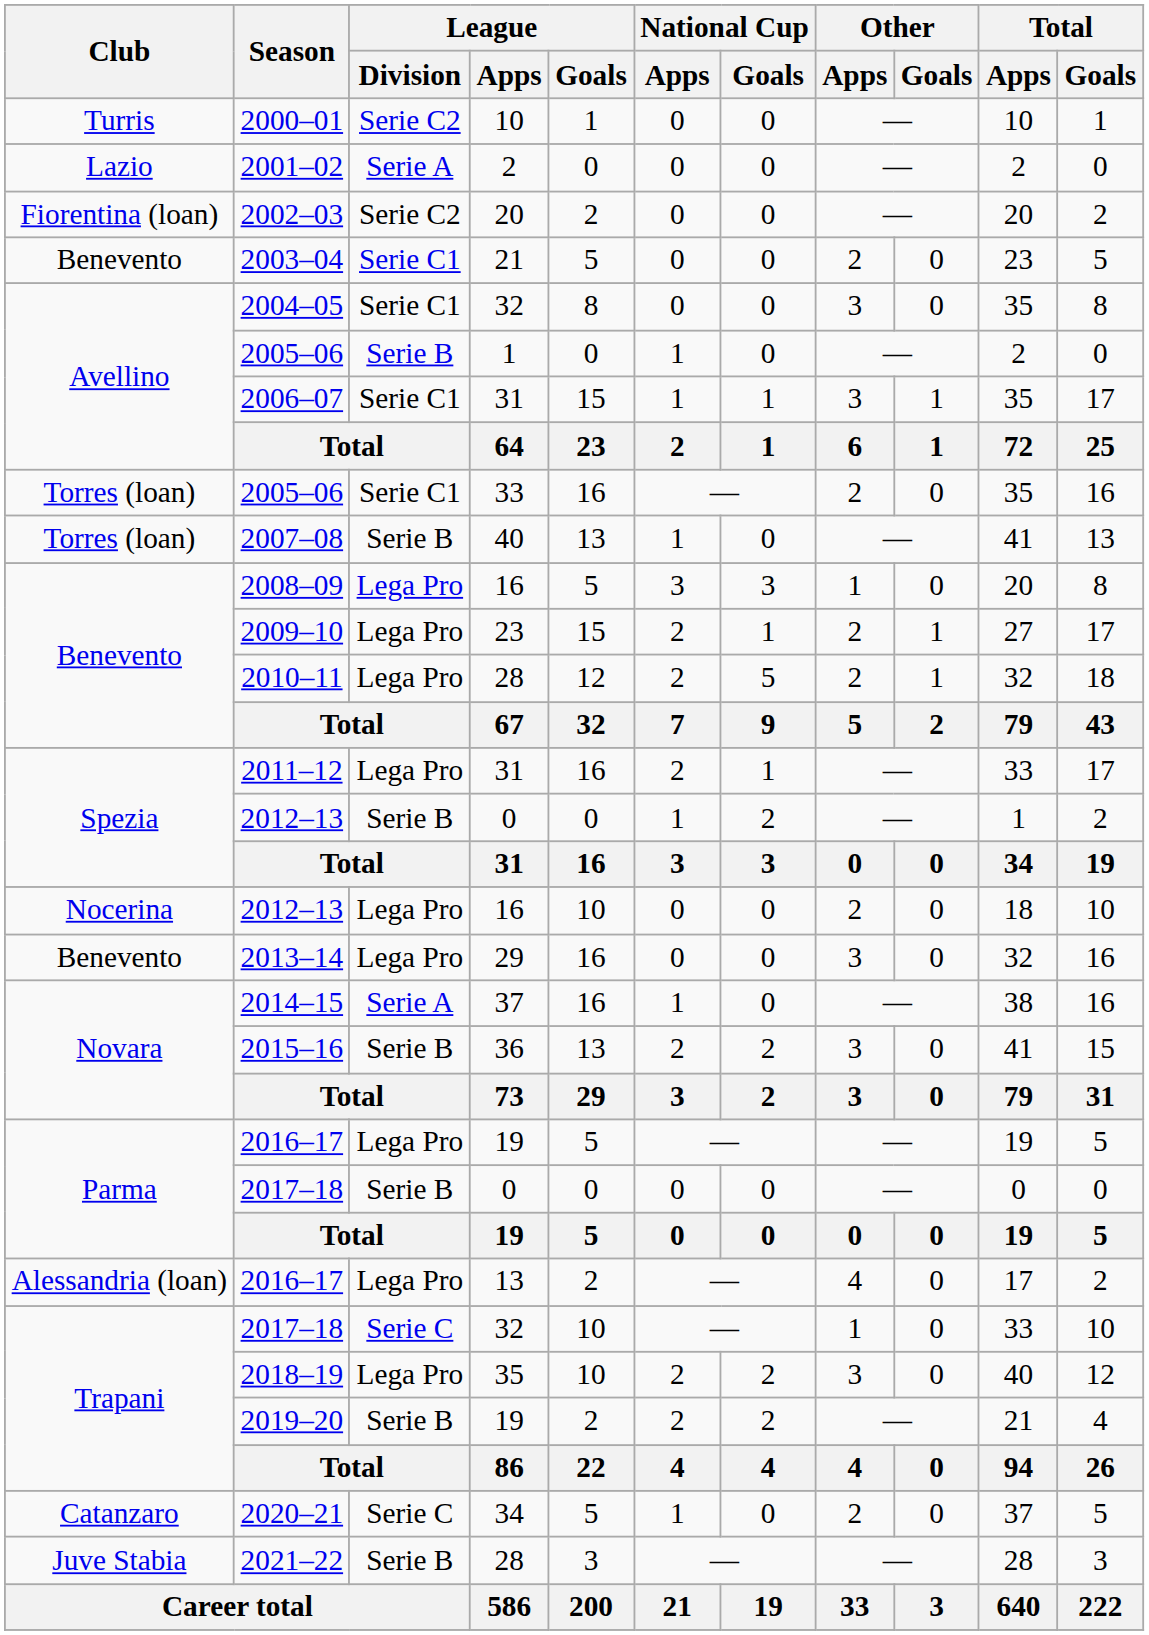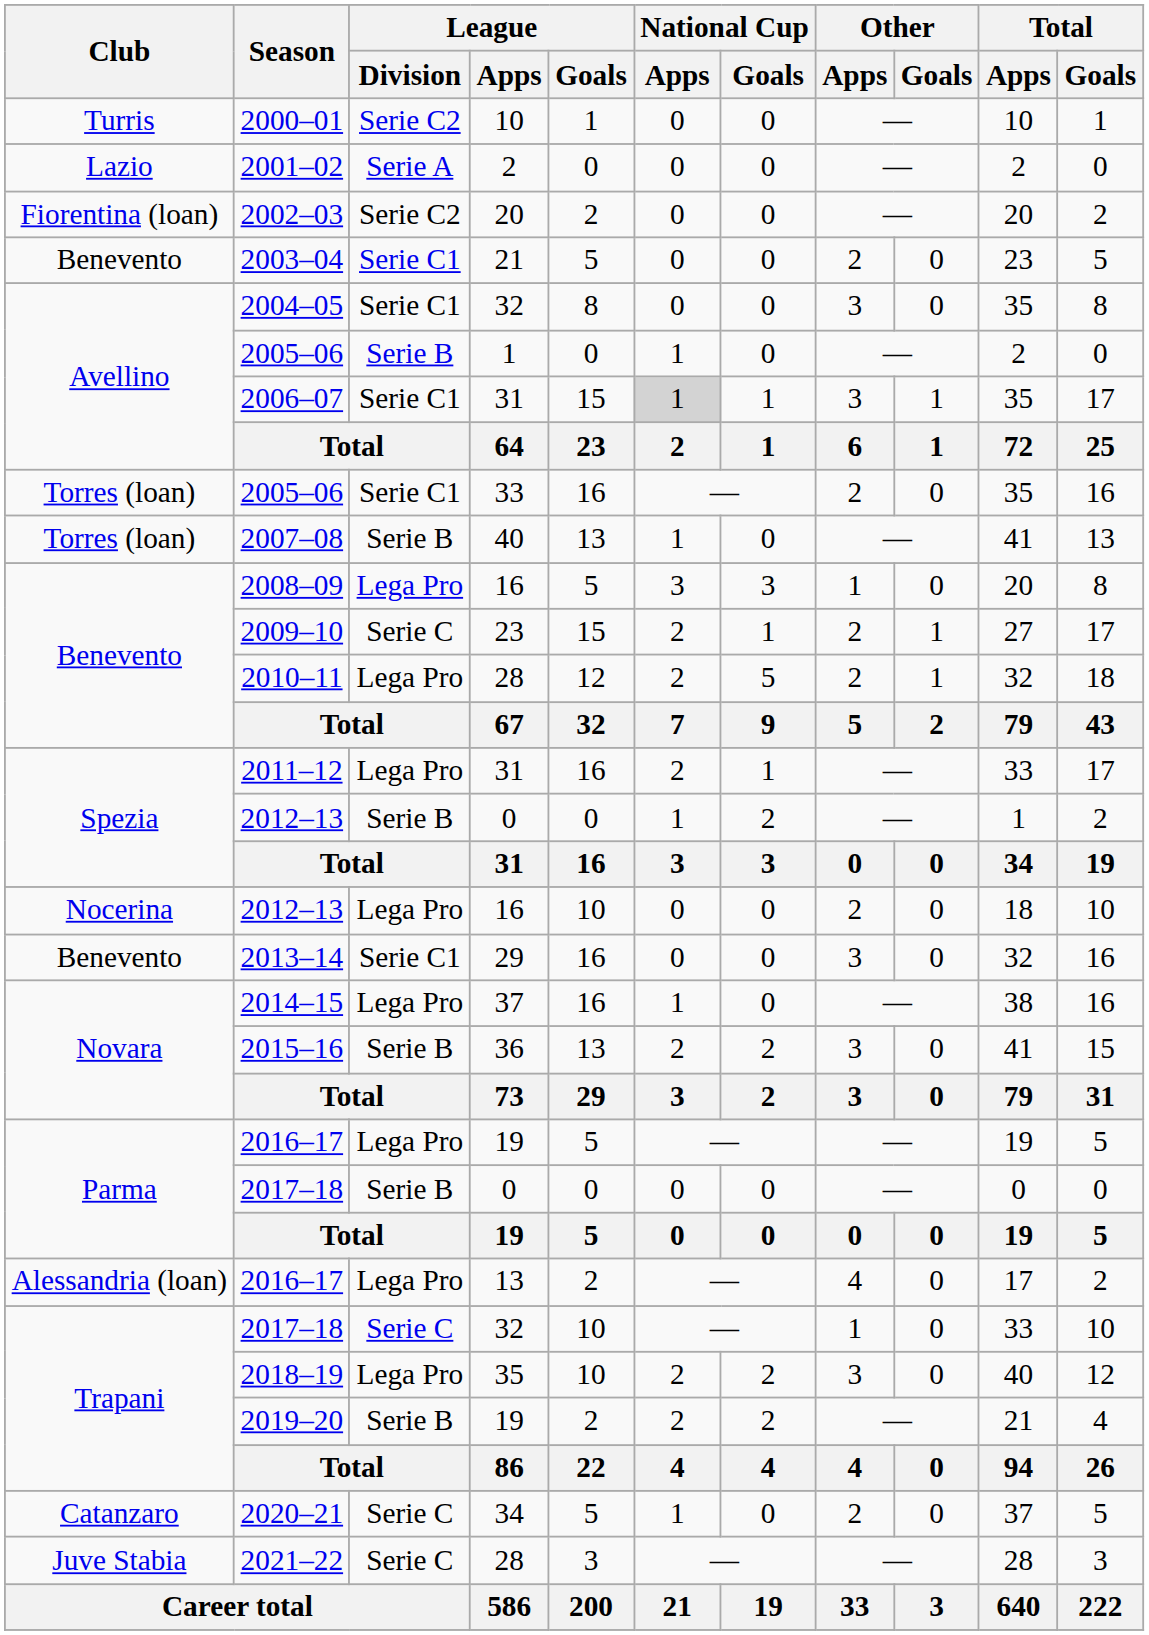(677, 399) no background -> (677, 399) lightgrey background
(410, 631) Lega Pro -> (410, 631) Serie C
(410, 956) Lega Pro -> (410, 956) Serie C1
(410, 1002) Serie A -> (410, 1002) Lega Pro
(410, 1560) Serie B -> (410, 1560) Serie C
